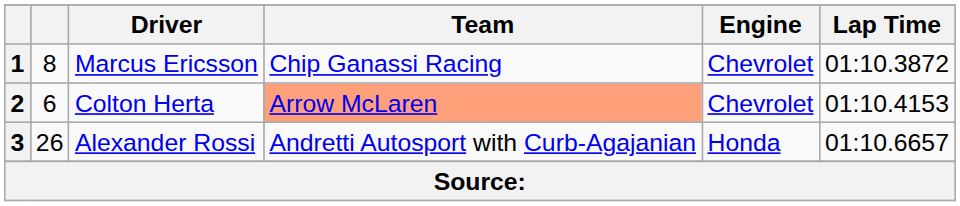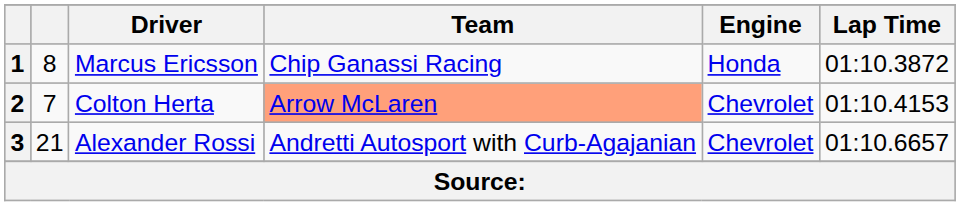(761, 64) Chevrolet -> (744, 64) Honda
(50, 103) 6 -> (50, 103) 7
(50, 142) 26 -> (50, 142) 21
(744, 142) Honda -> (761, 142) Chevrolet
